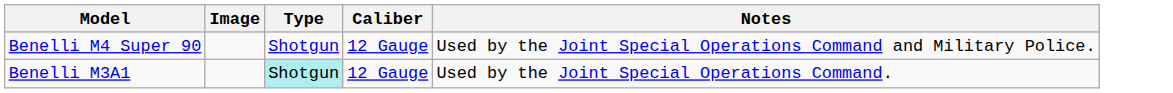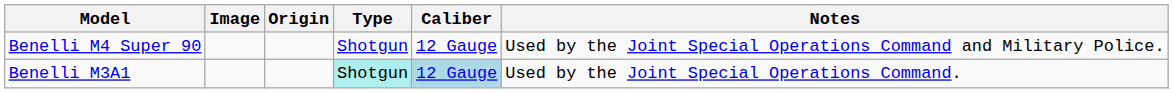+ column: (299, 18)
(388, 74) no background -> (457, 74) lightblue background
